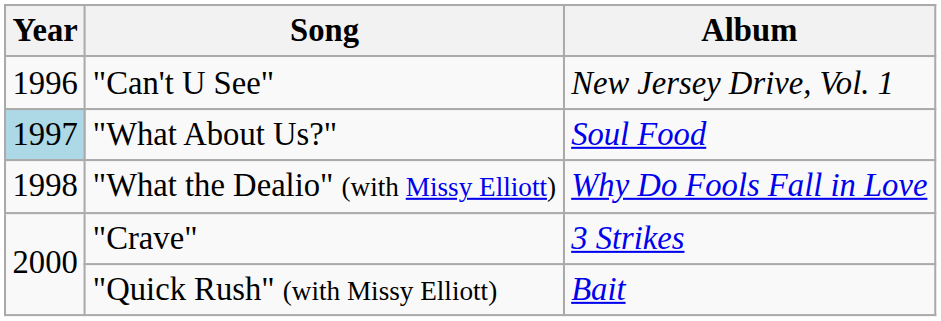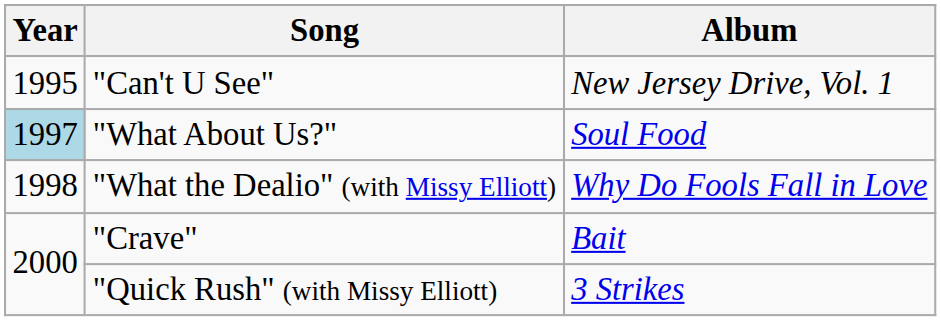(45, 82) 1996 -> (45, 82) 1995
(628, 237) 3 Strikes -> (598, 237) Bait
(598, 289) Bait -> (628, 289) 3 Strikes
